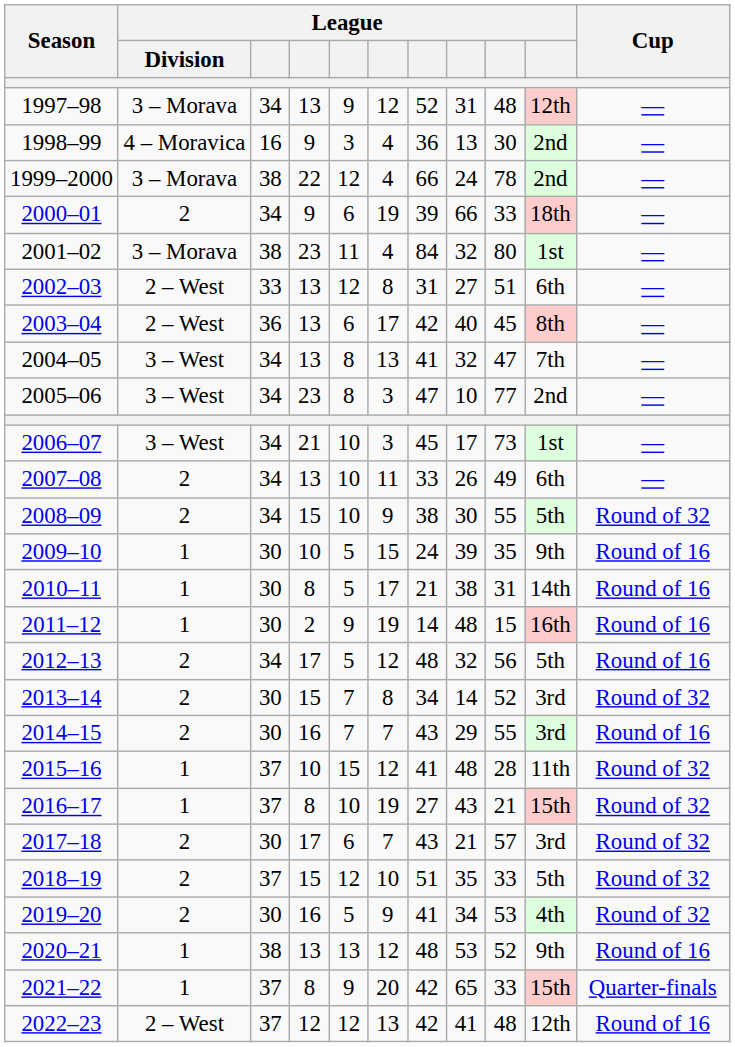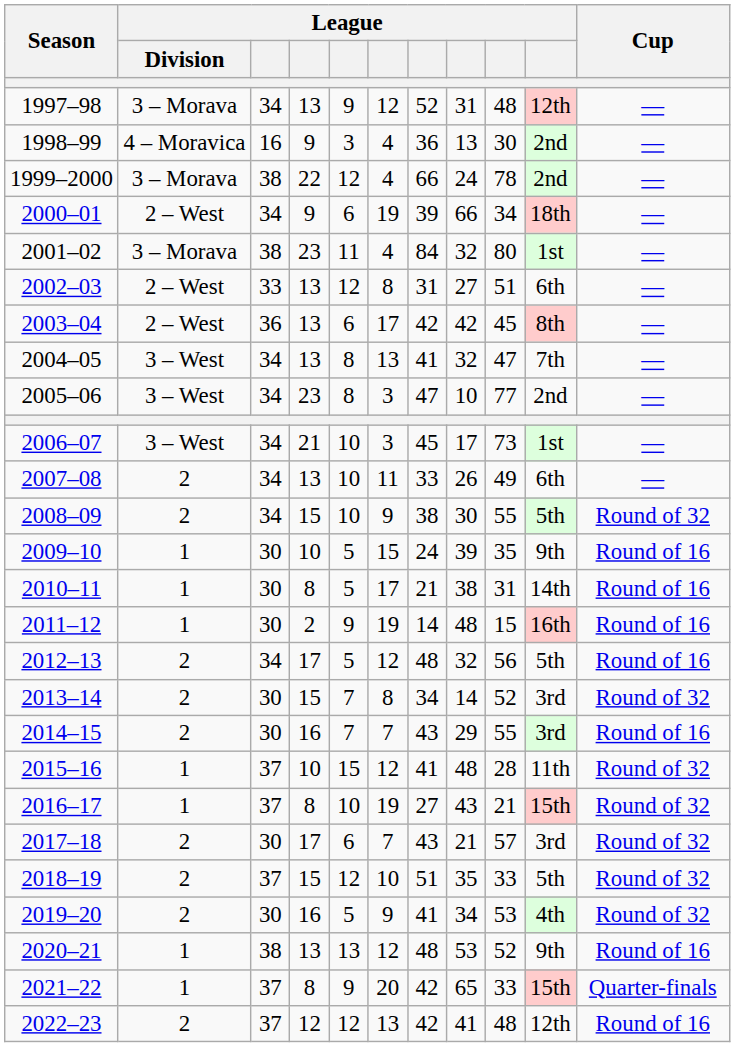(184, 214) 2 -> (184, 214) 2 – West
(505, 214) 33 -> (505, 214) 34
(466, 323) 40 -> (466, 323) 42
(184, 1023) 2 – West -> (184, 1023) 2
